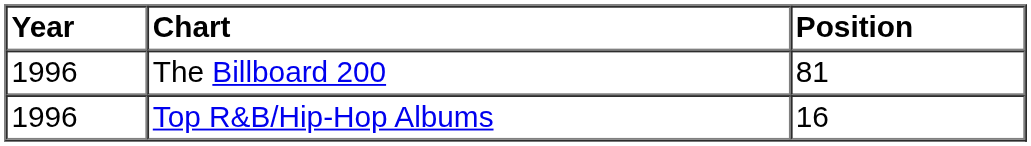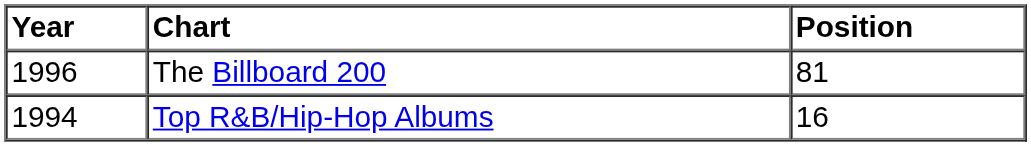(45, 117) 1996 -> (45, 117) 1994
